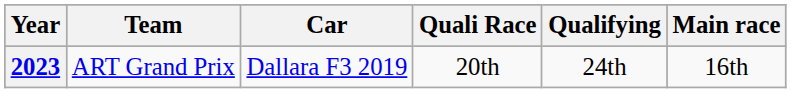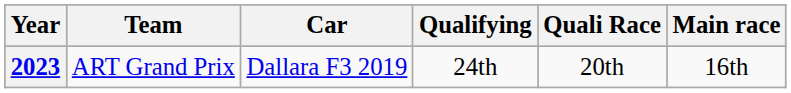columns swapped: (605, 25) <-> (478, 25)
